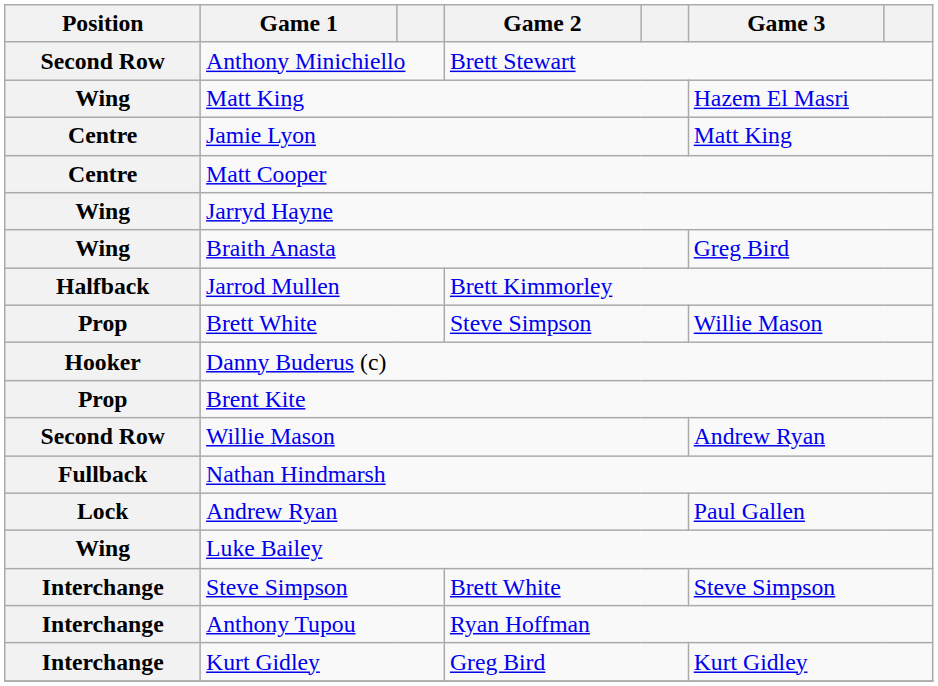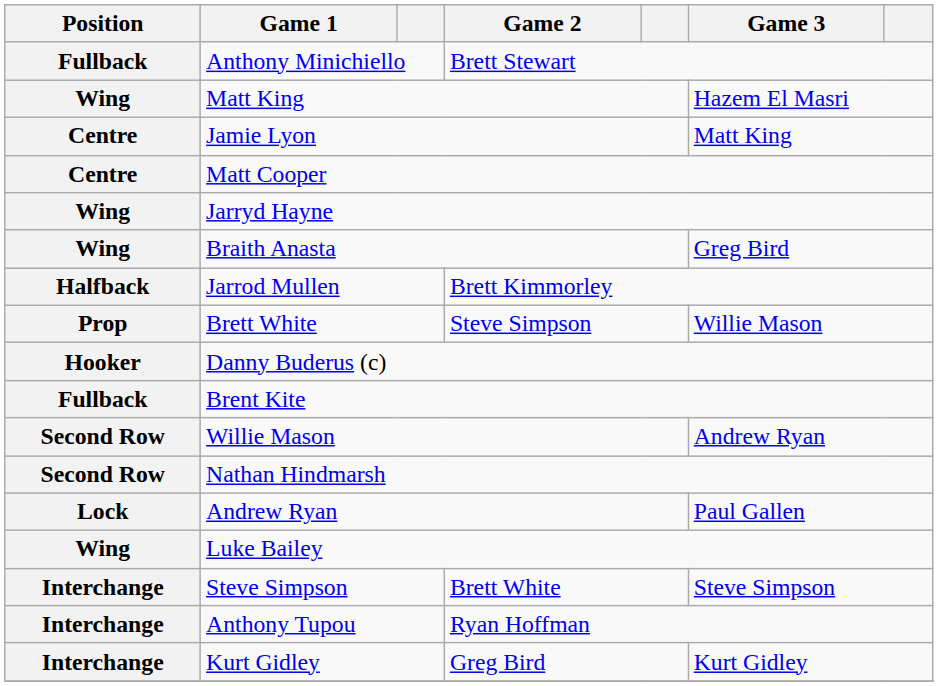(103, 60) Second Row -> (103, 60) Fullback
(103, 398) Prop -> (103, 398) Fullback
(103, 473) Fullback -> (103, 473) Second Row
